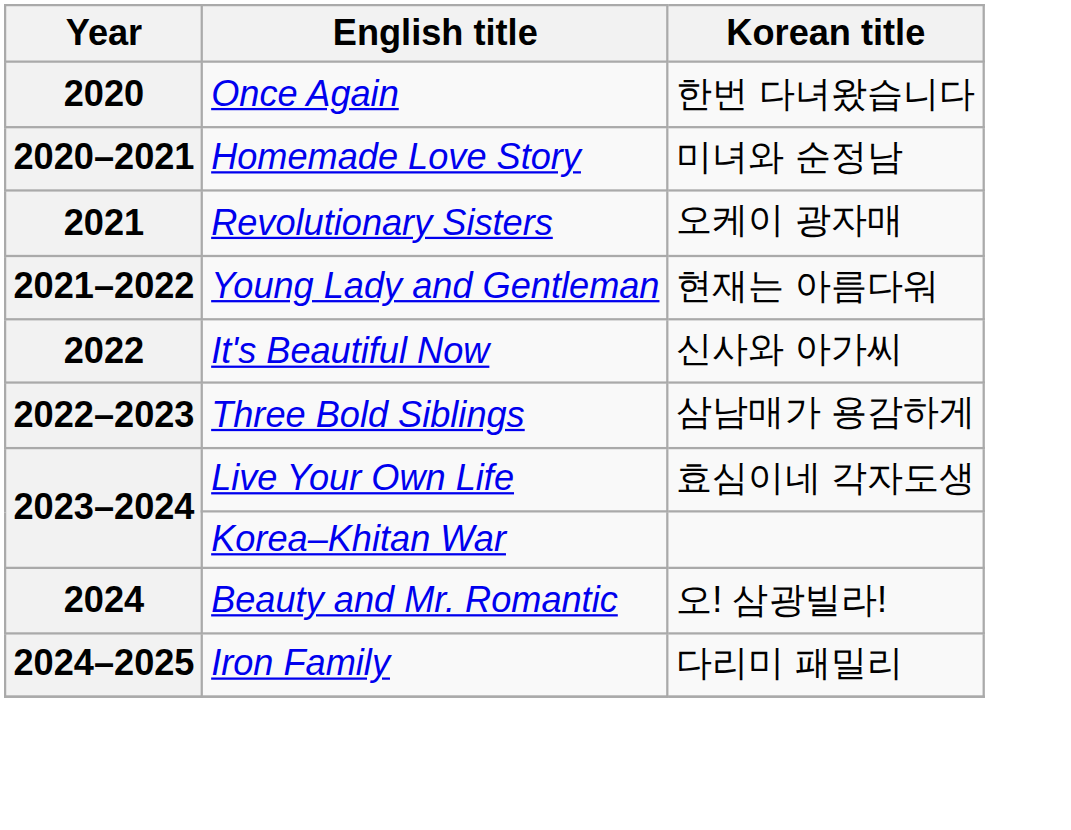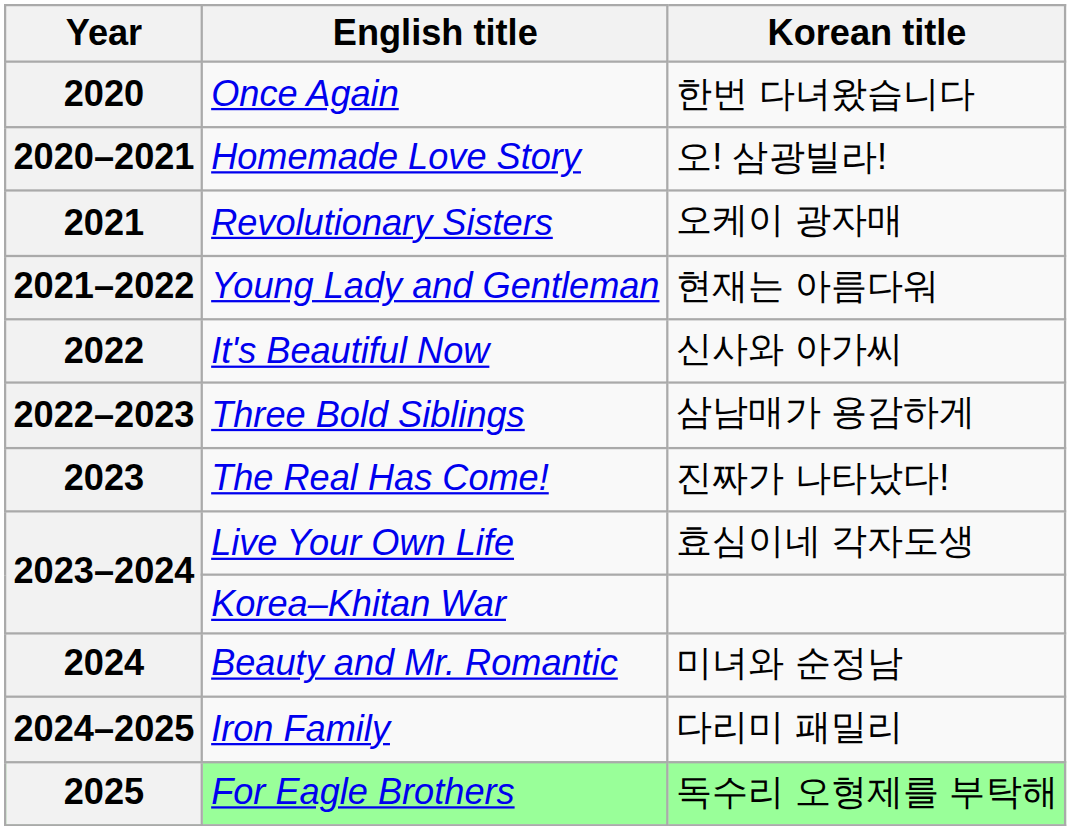(790, 156) 미녀와 순정남 -> (782, 156) 오! 삼광빌라!
+ row: (104, 478)
(782, 599) 오! 삼광빌라! -> (790, 663) 미녀와 순정남
+ row: (104, 792)
